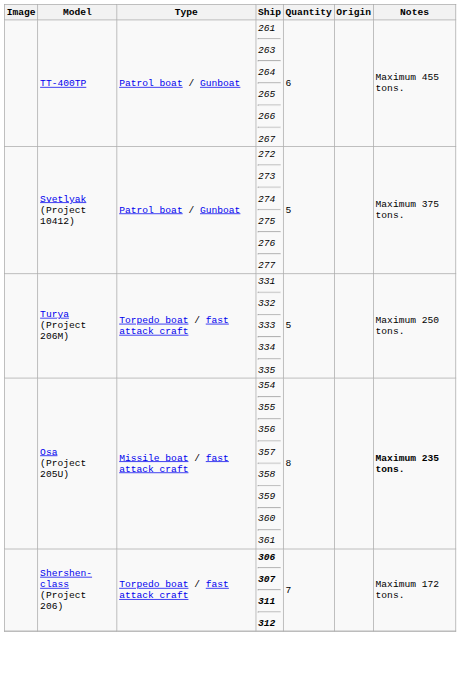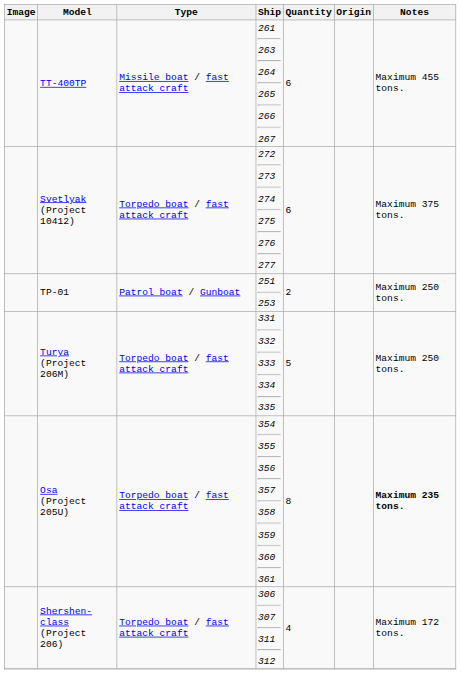(180, 83) Patrol boat / Gunboat -> (174, 83) Missile boat / fast attack craft
(180, 210) Patrol boat / Gunboat -> (174, 210) Torpedo boat / fast attack craft
(288, 210) 5 -> (288, 210) 6
+ row: (55, 292)
(174, 463) Missile boat / fast attack craft -> (174, 501) Torpedo boat / fast attack craft
(269, 590) bold -> (269, 628) normal
(288, 590) 7 -> (288, 628) 4
